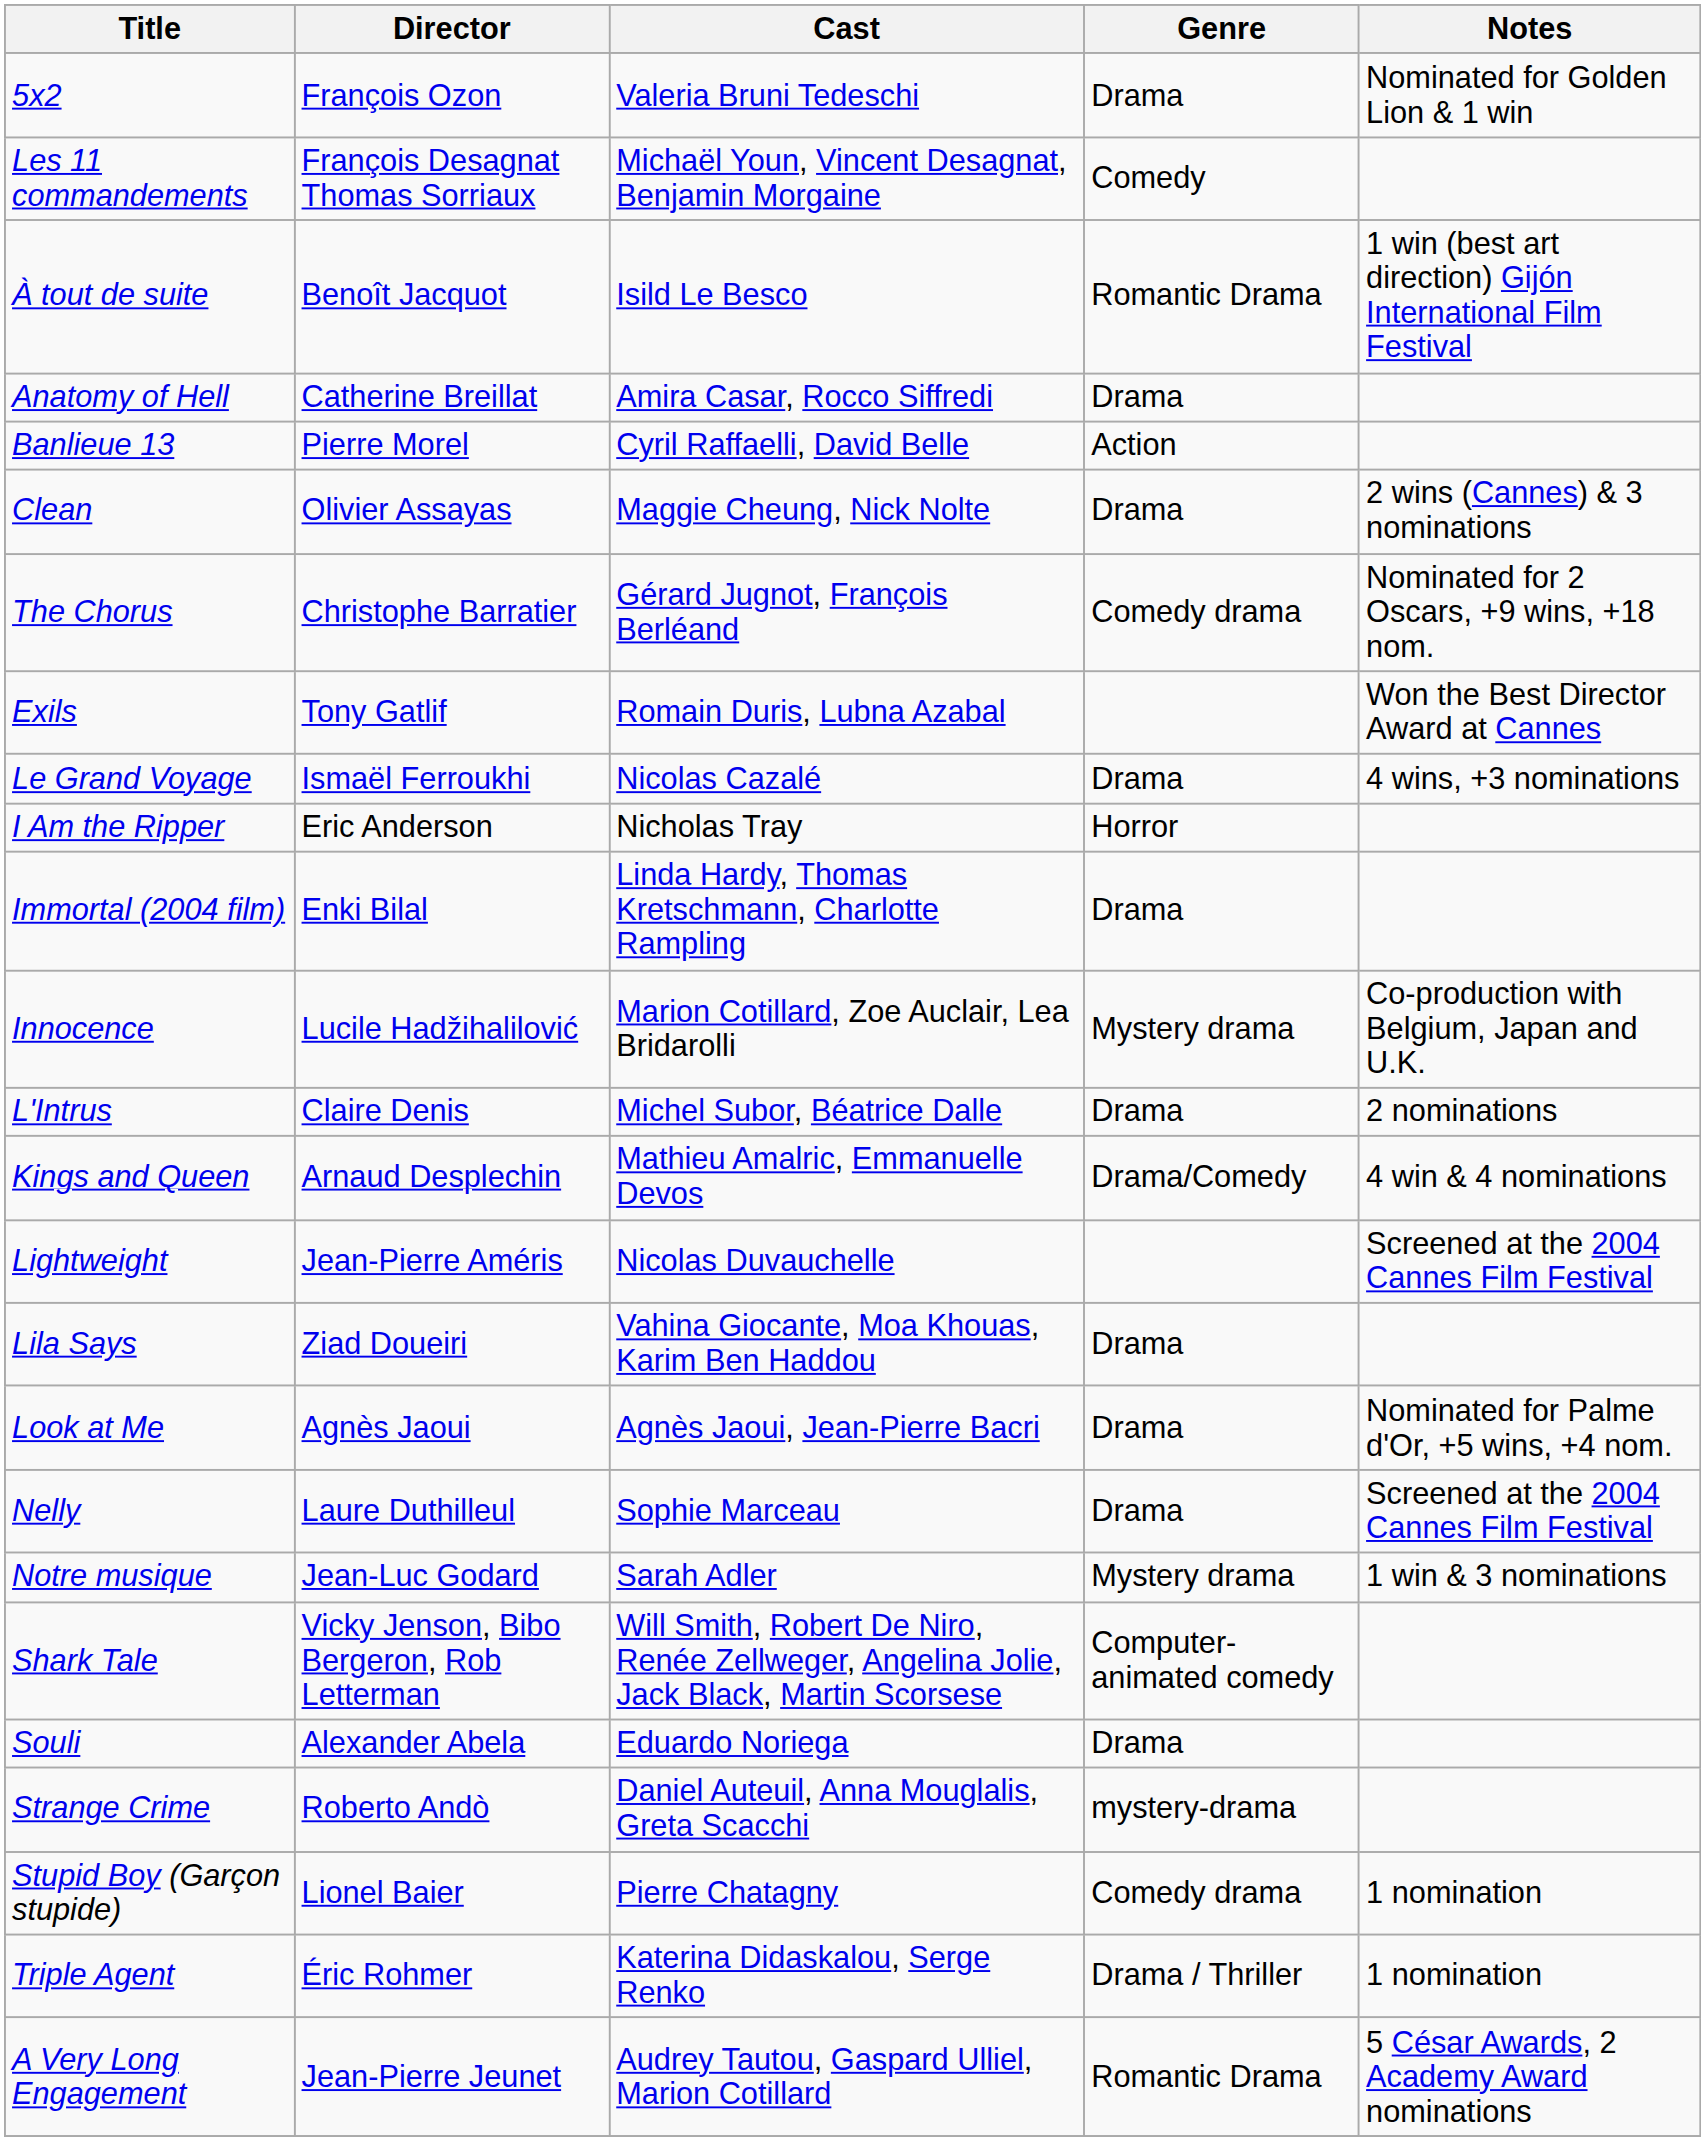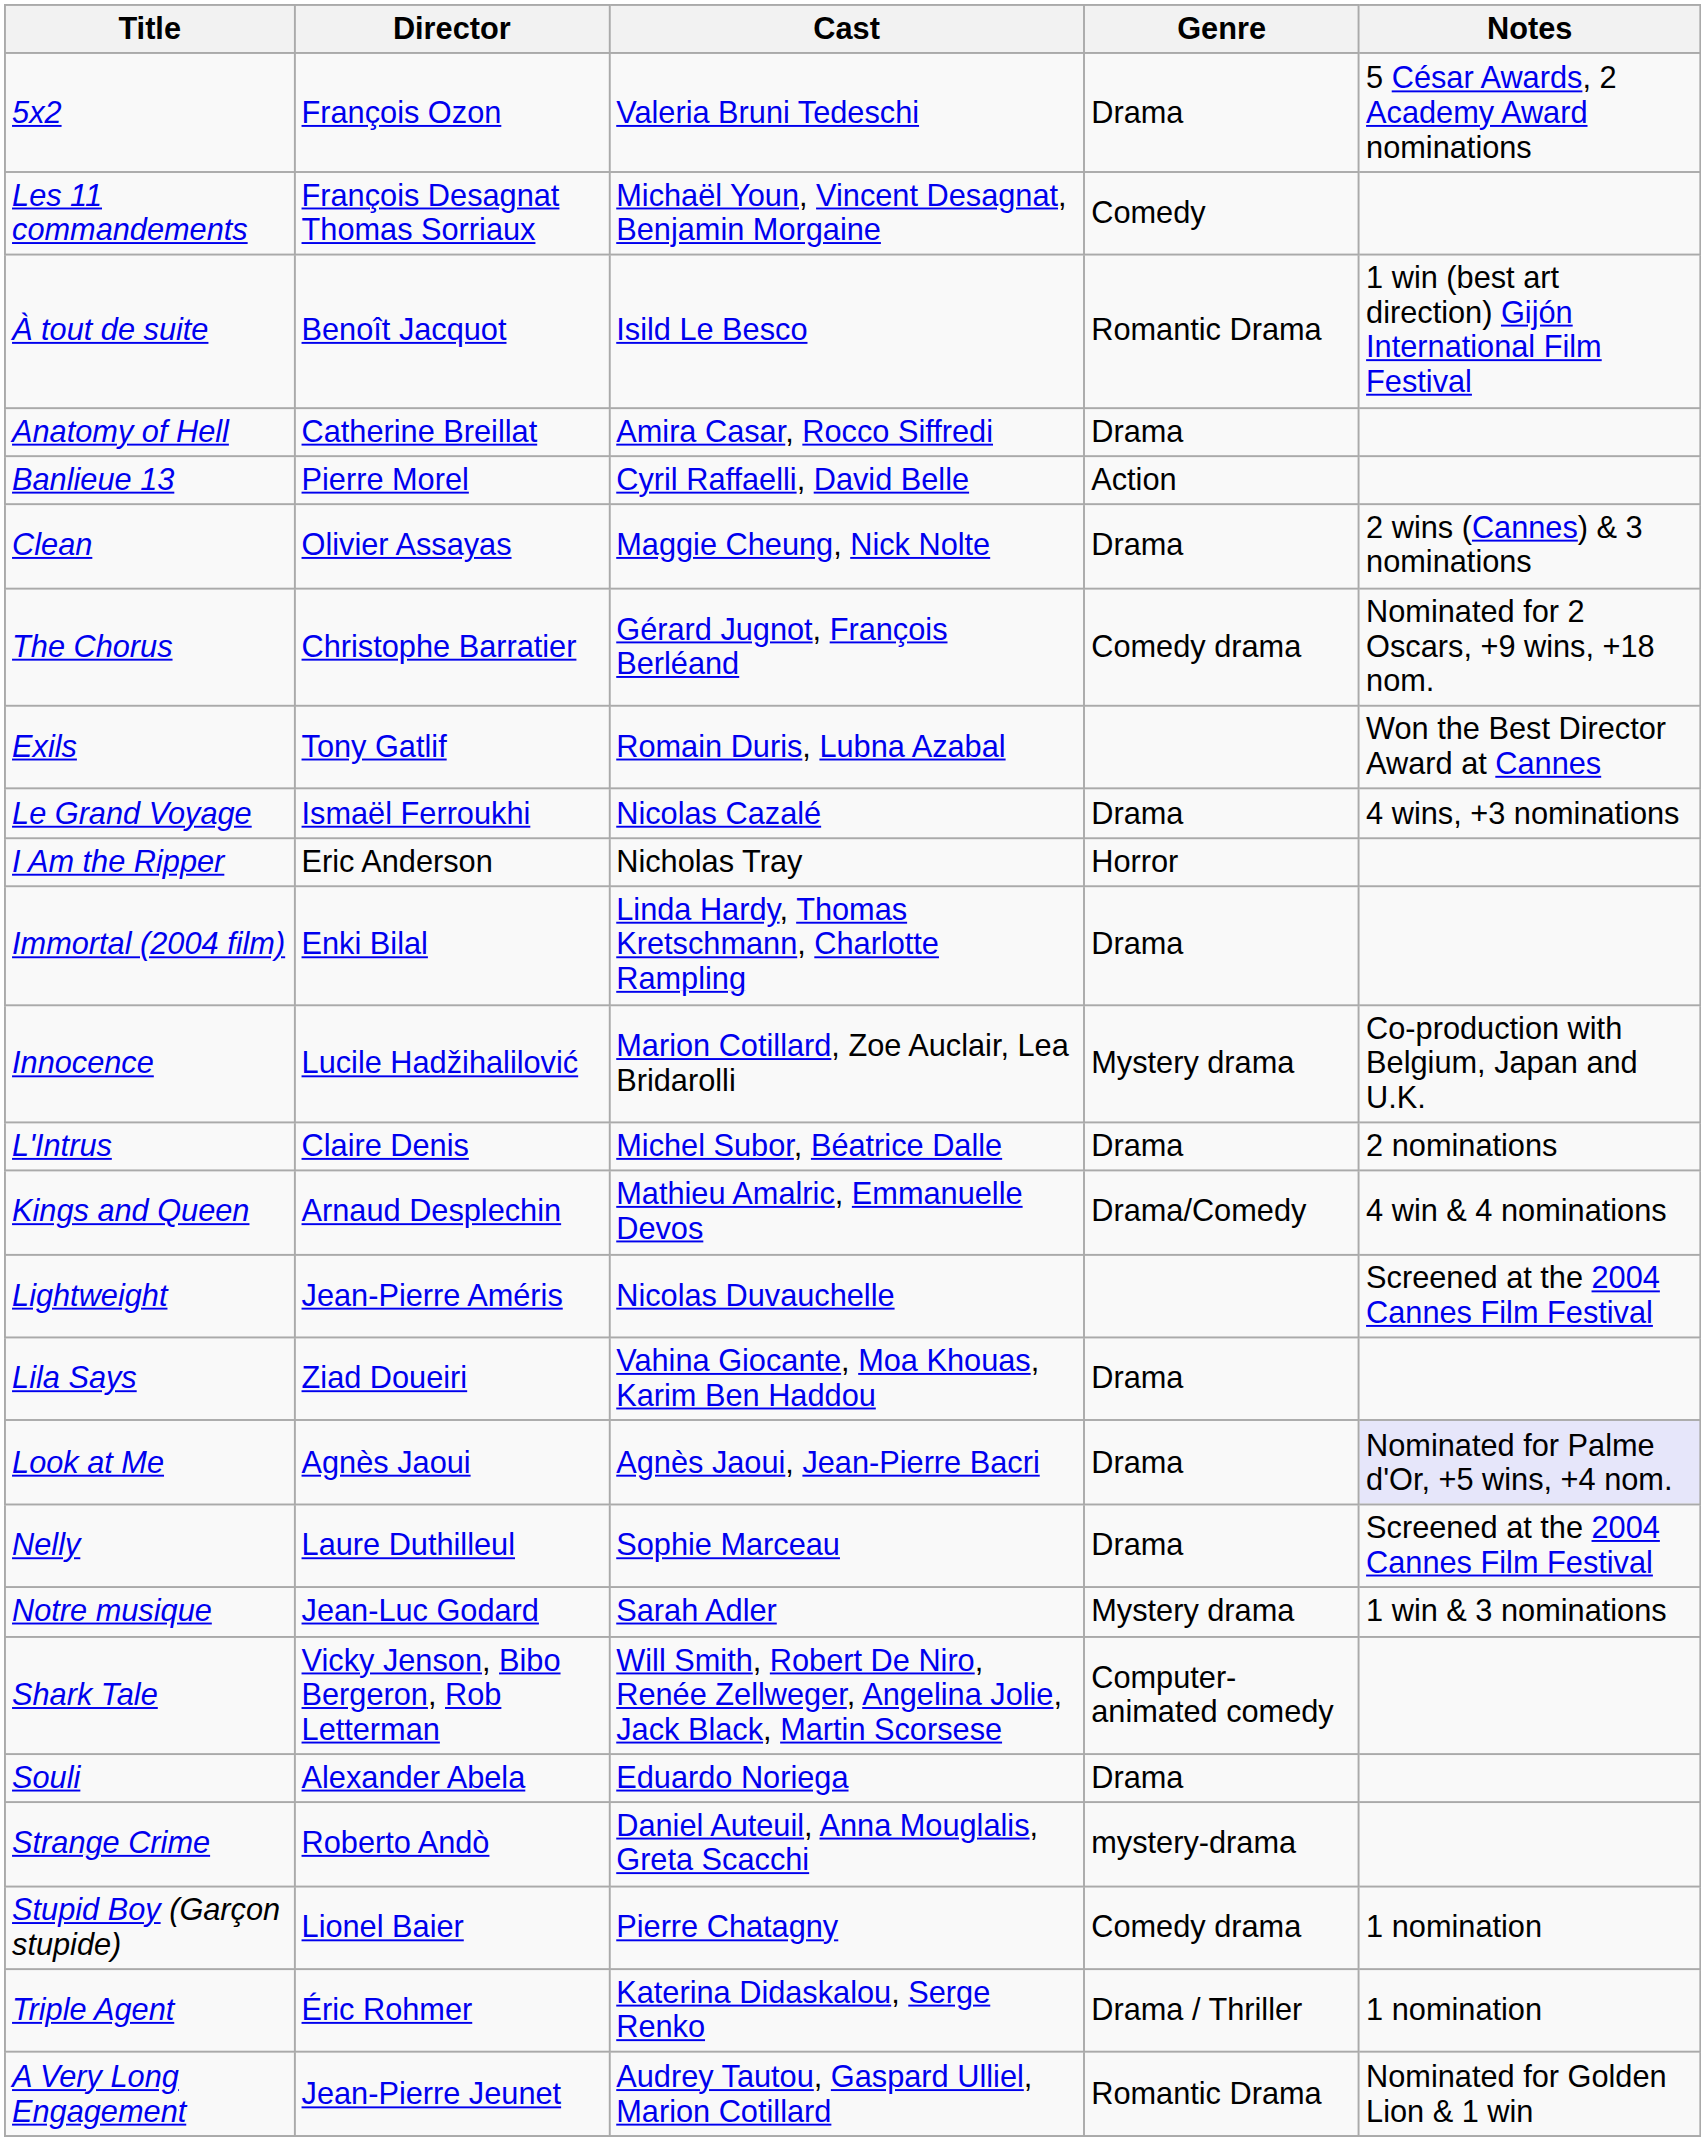(1516, 94) Nominated for Golden Lion & 1 win -> (1491, 112) 5 César Awards, 2 Academy Award nominations
(1519, 1427) no background -> (1519, 1461) lavender background
(1491, 2076) 5 César Awards, 2 Academy Award nominations -> (1516, 2093) Nominated for Golden Lion & 1 win
